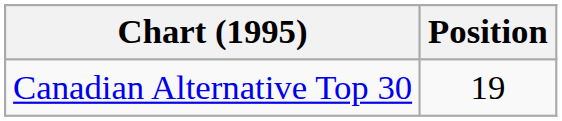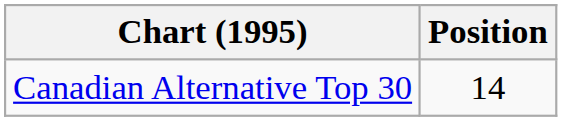(488, 87) 19 -> (488, 87) 14
